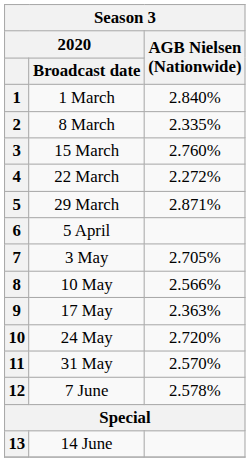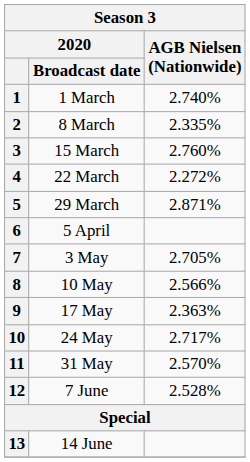(195, 97) 2.840% -> (195, 97) 2.740%
(195, 337) 2.720% -> (195, 337) 2.717%
(195, 390) 2.578% -> (195, 390) 2.528%
